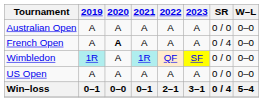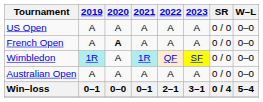rows swapped: (42, 27) <-> (27, 74)
(222, 43) 0 / 4 -> (222, 43) 0 / 0
